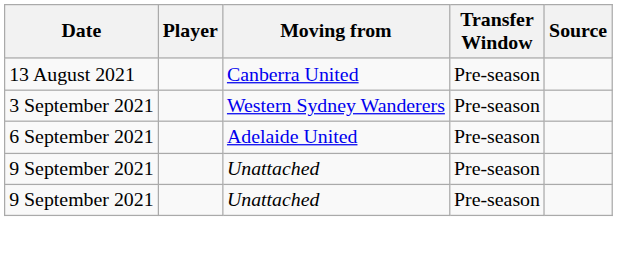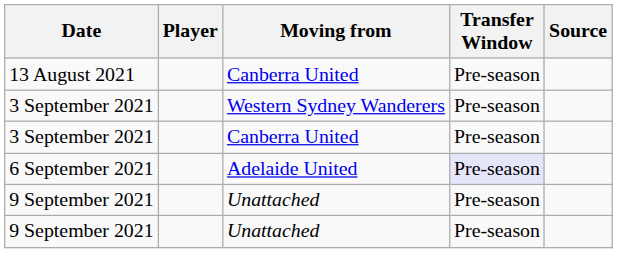+ row: (81, 136)
(497, 136) no background -> (497, 168) lavender background
